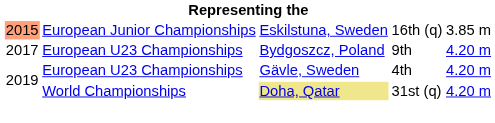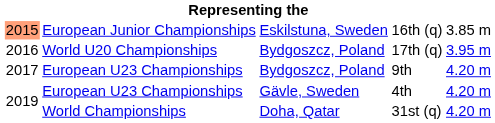+ row: (417, 50)
(300, 91) khaki background -> (300, 111) no background
